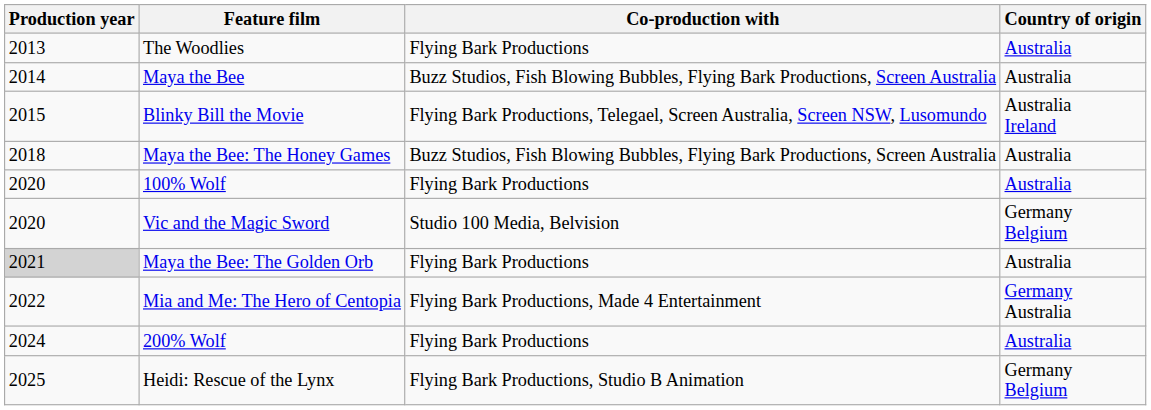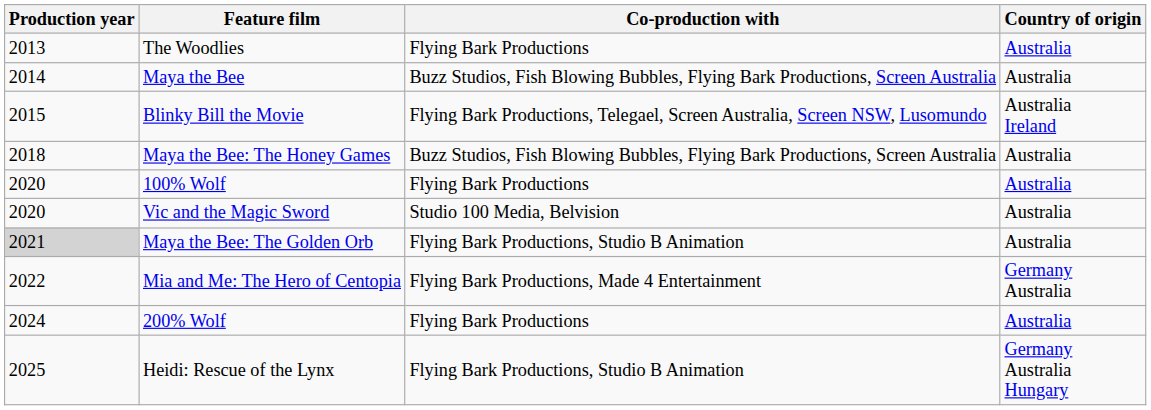(1038, 223) Germany Belgium -> (1038, 213) Australia
(499, 262) Flying Bark Productions -> (577, 241) Flying Bark Productions, Studio B Animation
(1038, 380) Germany Belgium -> (1038, 369) Germany Australia Hungary
